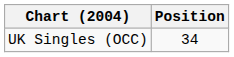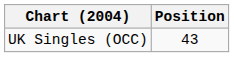(190, 40) 34 -> (190, 40) 43
